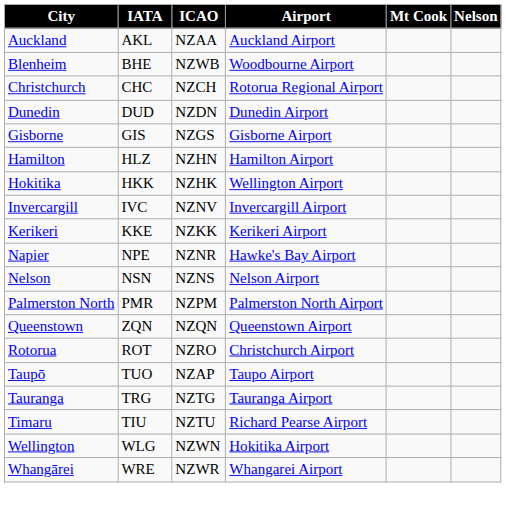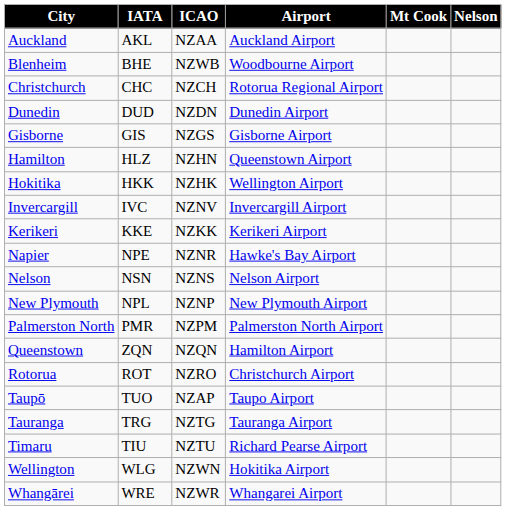(281, 159) Hamilton Airport -> (290, 159) Queenstown Airport
+ row: (53, 302)
(290, 326) Queenstown Airport -> (281, 350) Hamilton Airport
